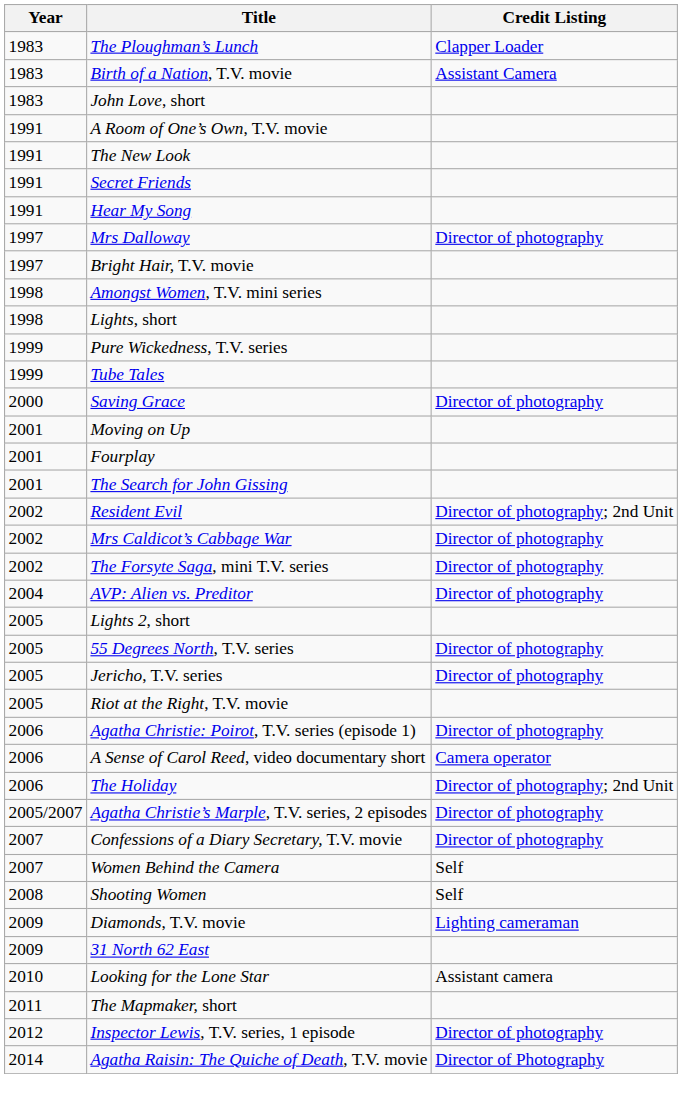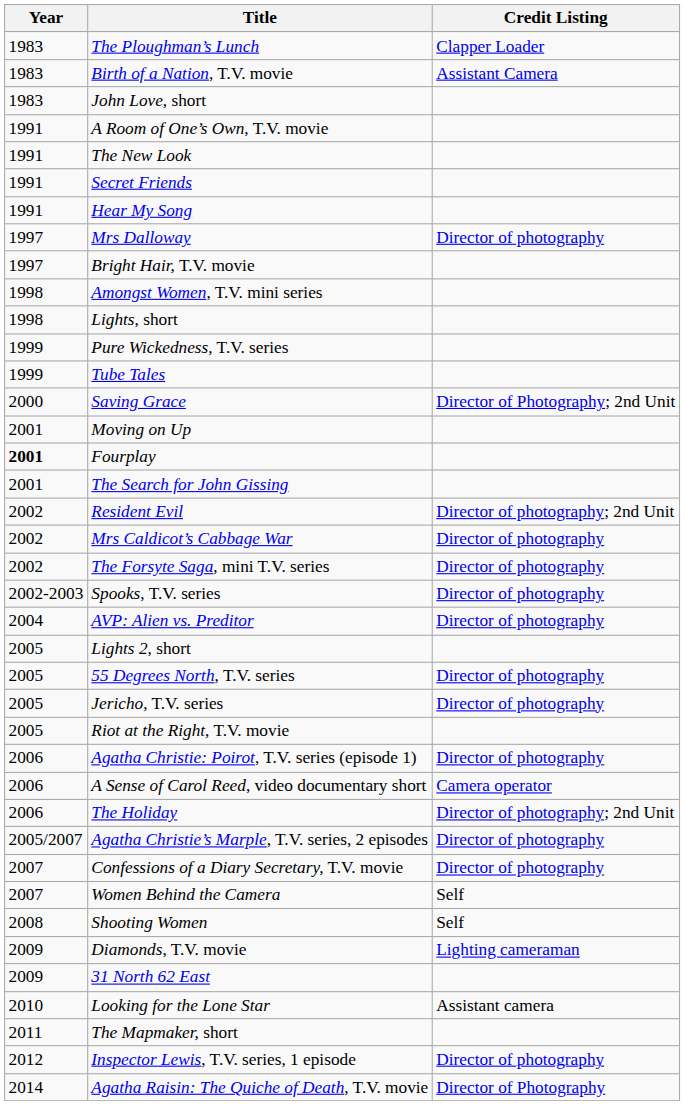(519, 401) Director of photography -> (556, 401) Director of Photography; 2nd Unit
(26, 456) normal -> (26, 456) bold
+ row: (156, 593)
